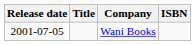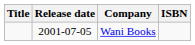columns swapped: (84, 13) <-> (37, 13)
